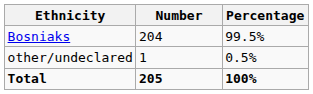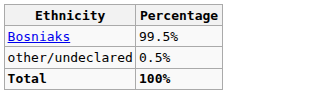- column: (179, 15)
